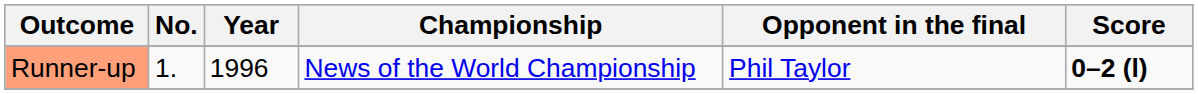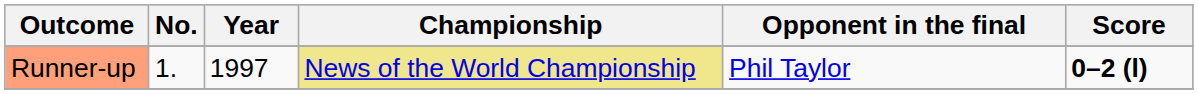(239, 67) 1996 -> (239, 67) 1997
(500, 67) no background -> (500, 67) khaki background
